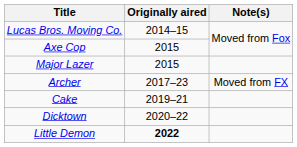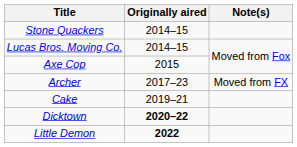+ row: (65, 30)
- row: (65, 64)
(167, 116) normal -> (167, 116) bold
